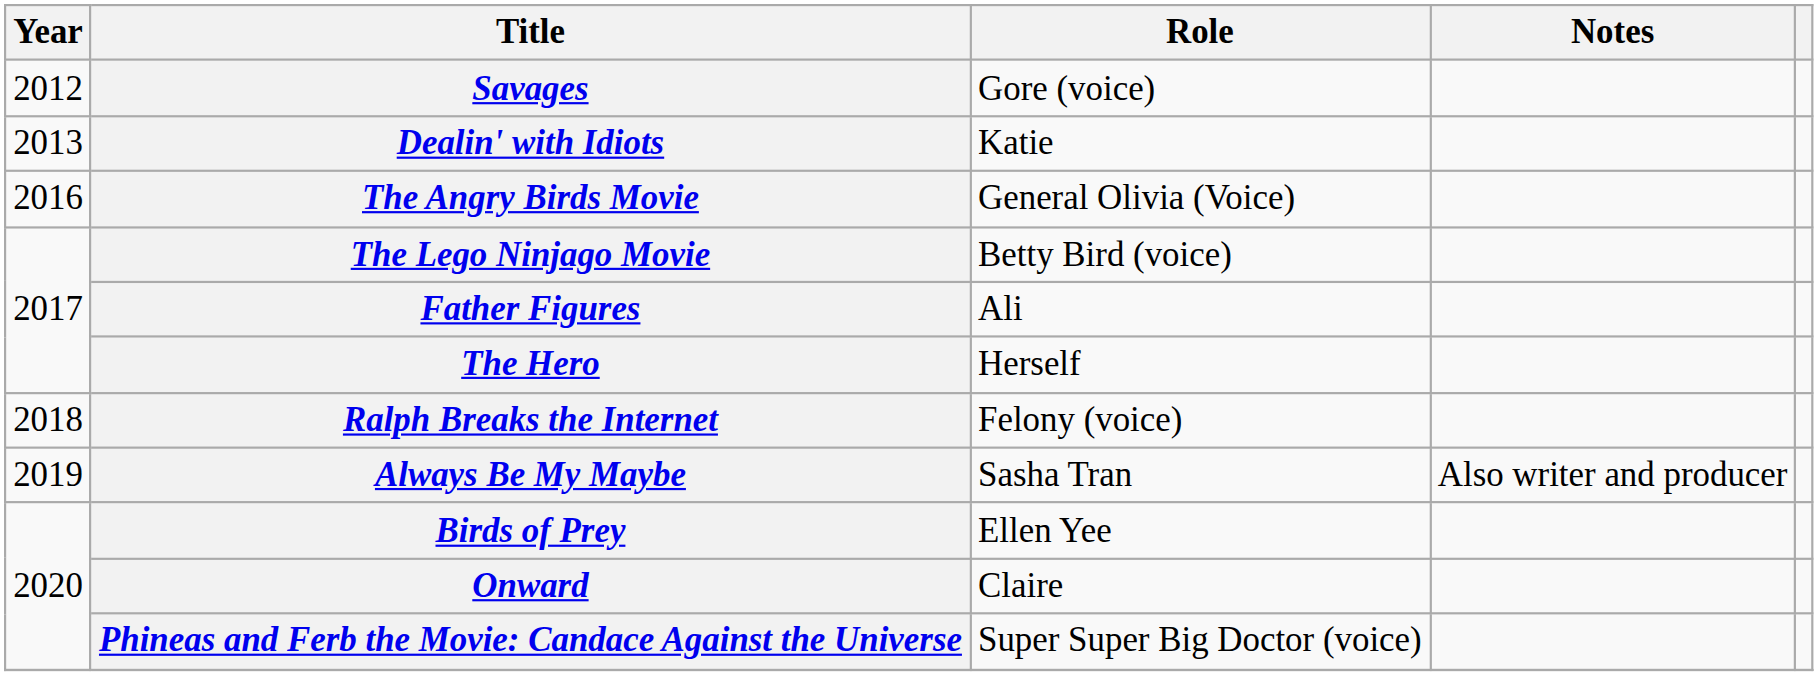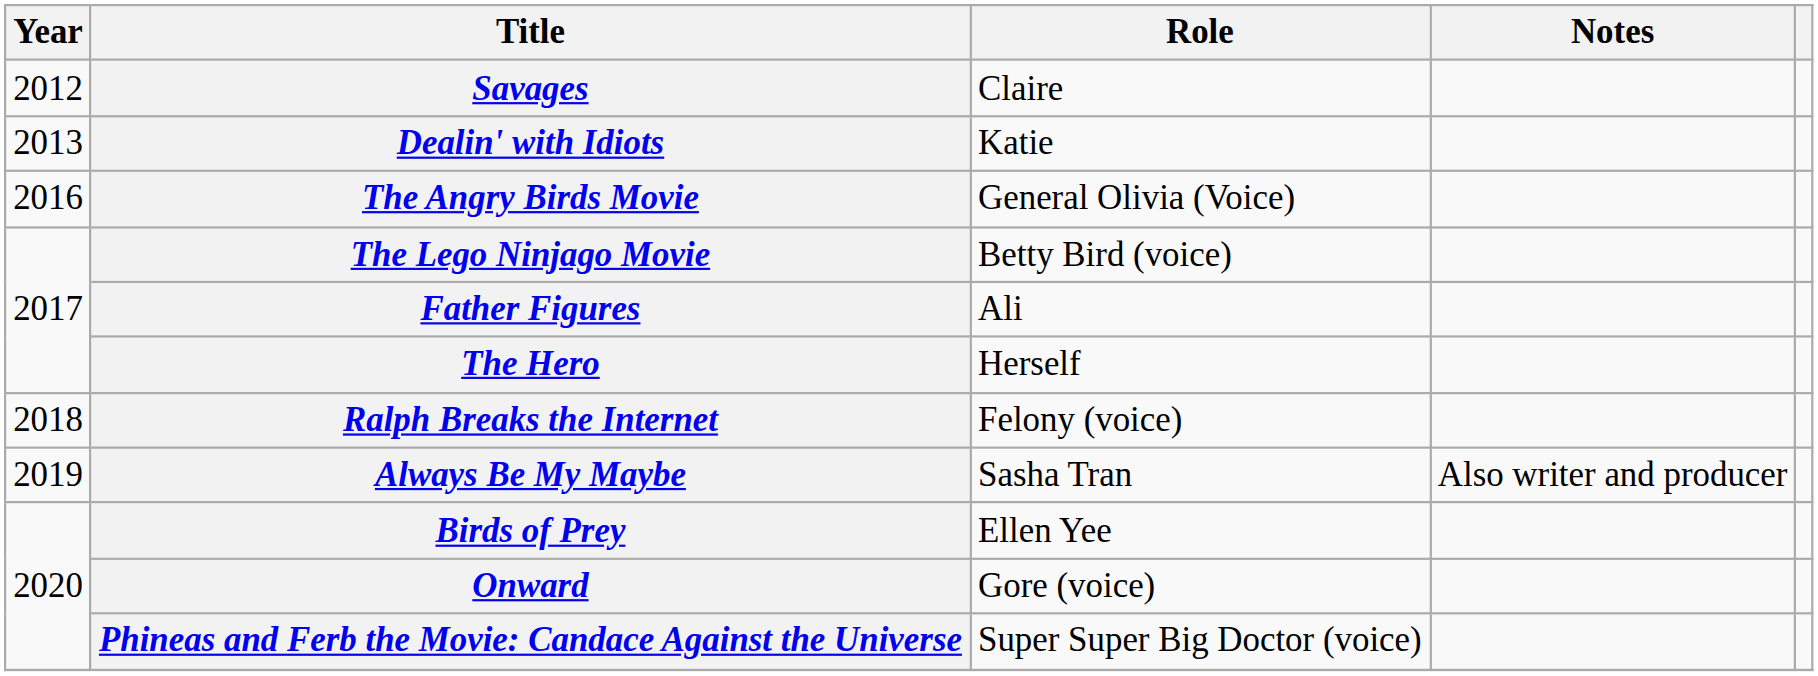(1067, 87) Gore (voice) -> (1021, 87) Claire
(1021, 585) Claire -> (1067, 585) Gore (voice)
